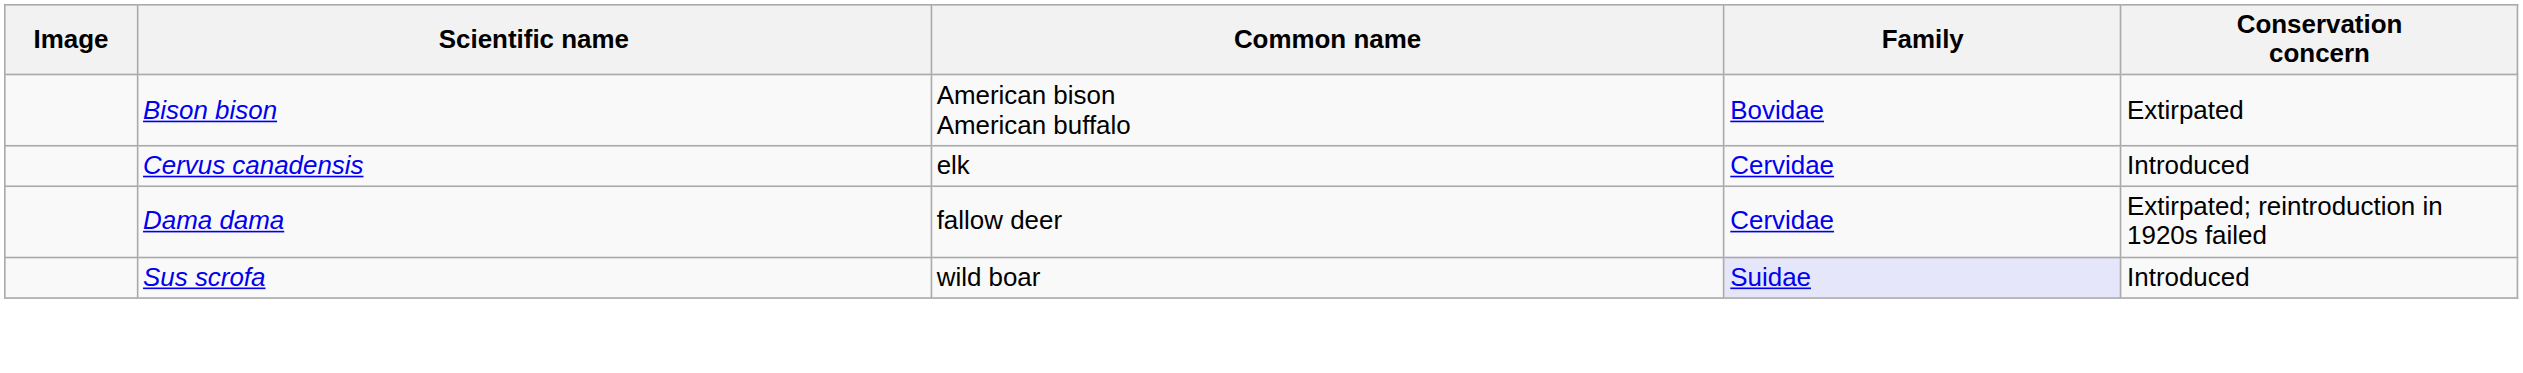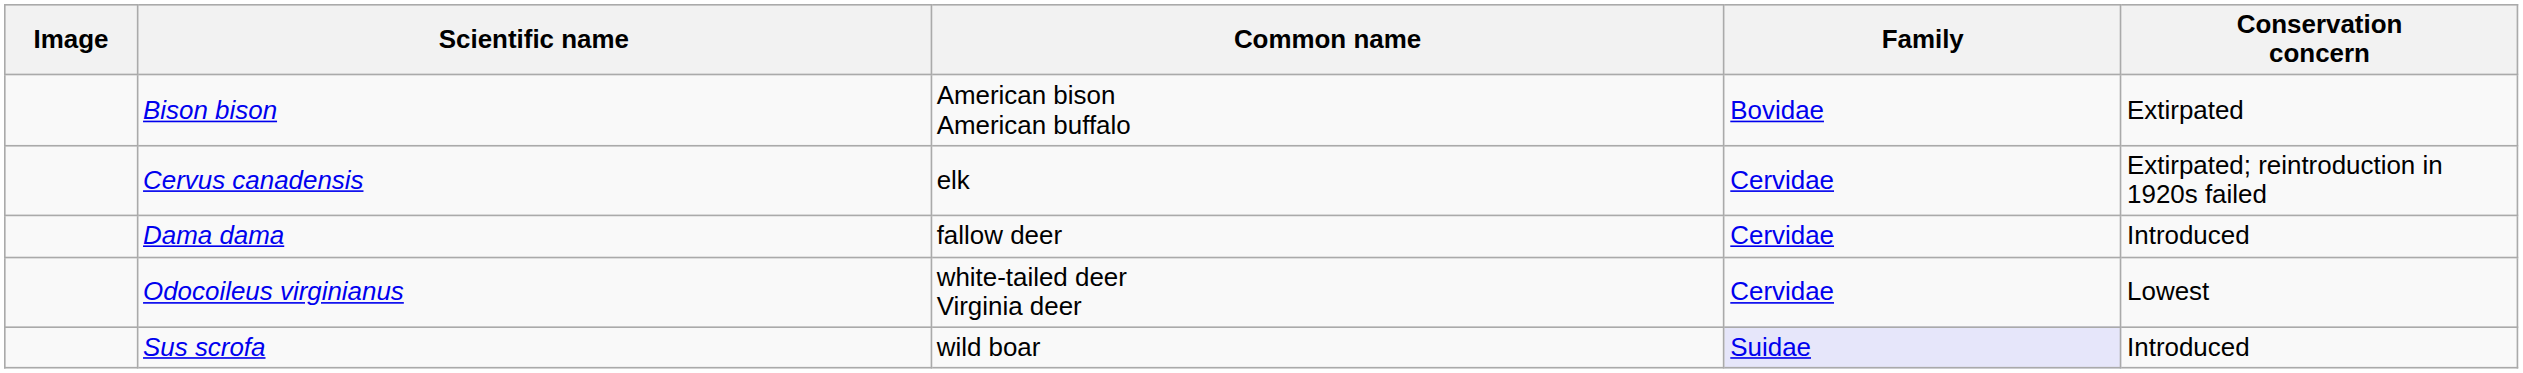(2188, 165) Introduced -> (2285, 180) Extirpated; reintroduction in 1920s failed
(2285, 221) Extirpated; reintroduction in 1920s failed -> (2188, 235) Introduced
+ row: (273, 291)
